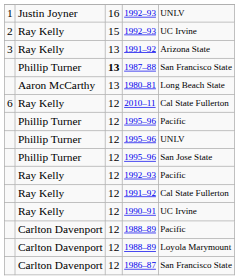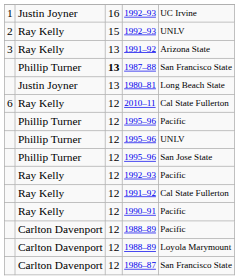(172, 13) UNLV -> (179, 13) UC Irvine
(179, 31) UC Irvine -> (172, 31) UNLV
(57, 85) Aaron McCarthy -> (48, 85) Justin Joyner
(179, 211) UC Irvine -> (173, 211) Pacific
